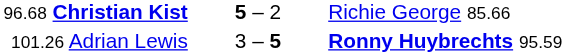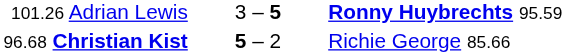rows swapped: (96, 12) <-> (99, 41)
